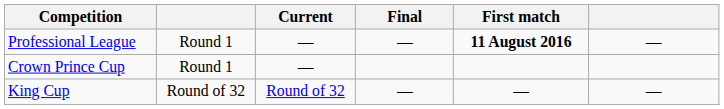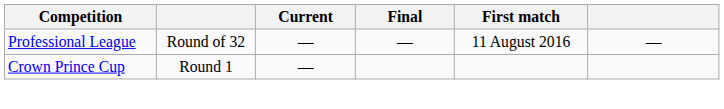(206, 41) Round 1 -> (206, 41) Round of 32
(521, 41) bold -> (521, 41) normal
- row: (39, 91)
